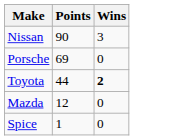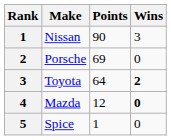+ column: (23, 15)
(62, 81) 44 -> (99, 81) 64
(100, 102) normal -> (137, 102) bold
